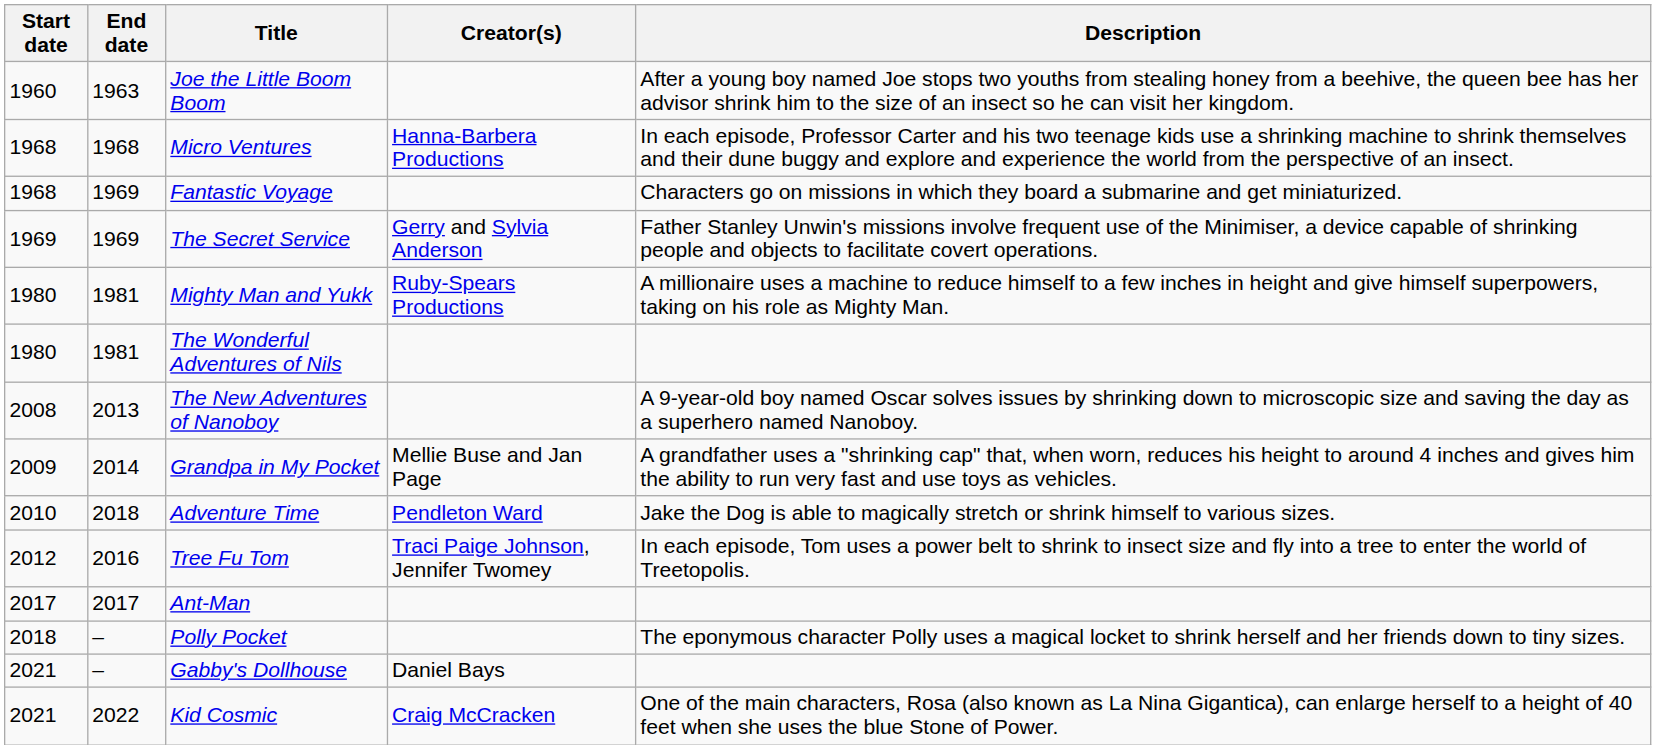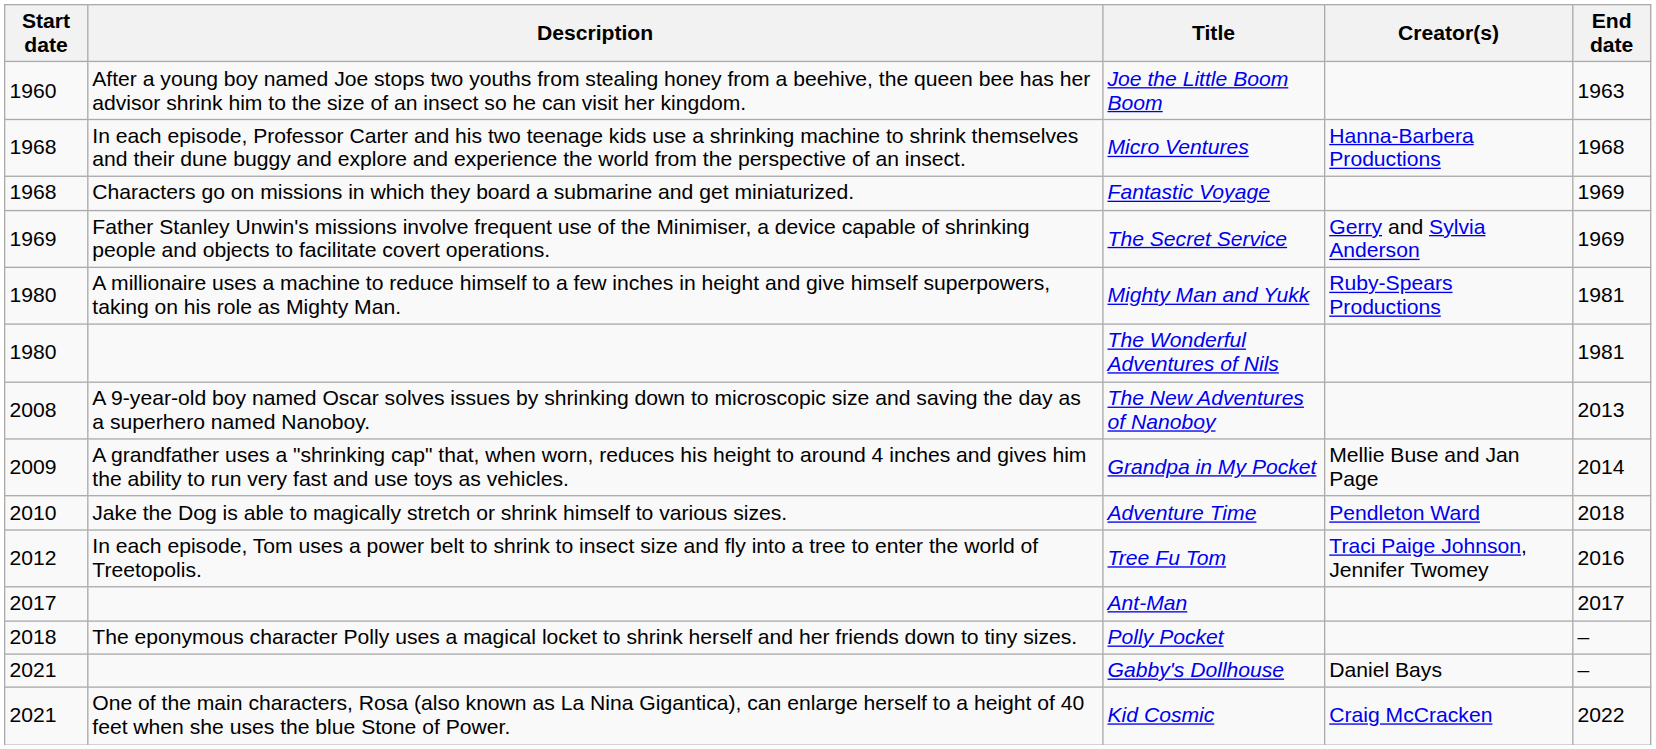columns swapped: (126, 33) <-> (1143, 33)
